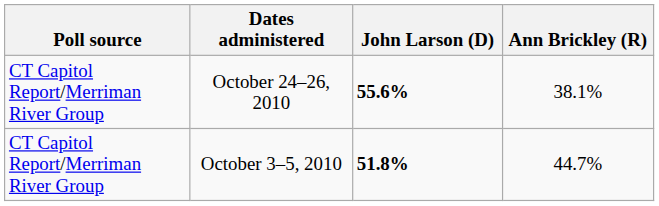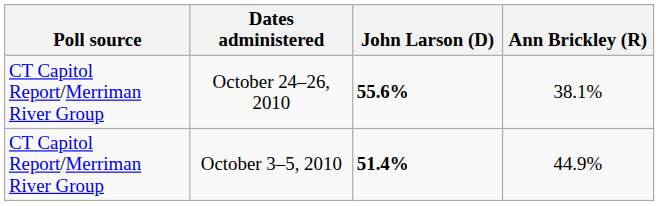(383, 164) 51.8% -> (383, 164) 51.4%
(578, 164) 44.7% -> (578, 164) 44.9%
